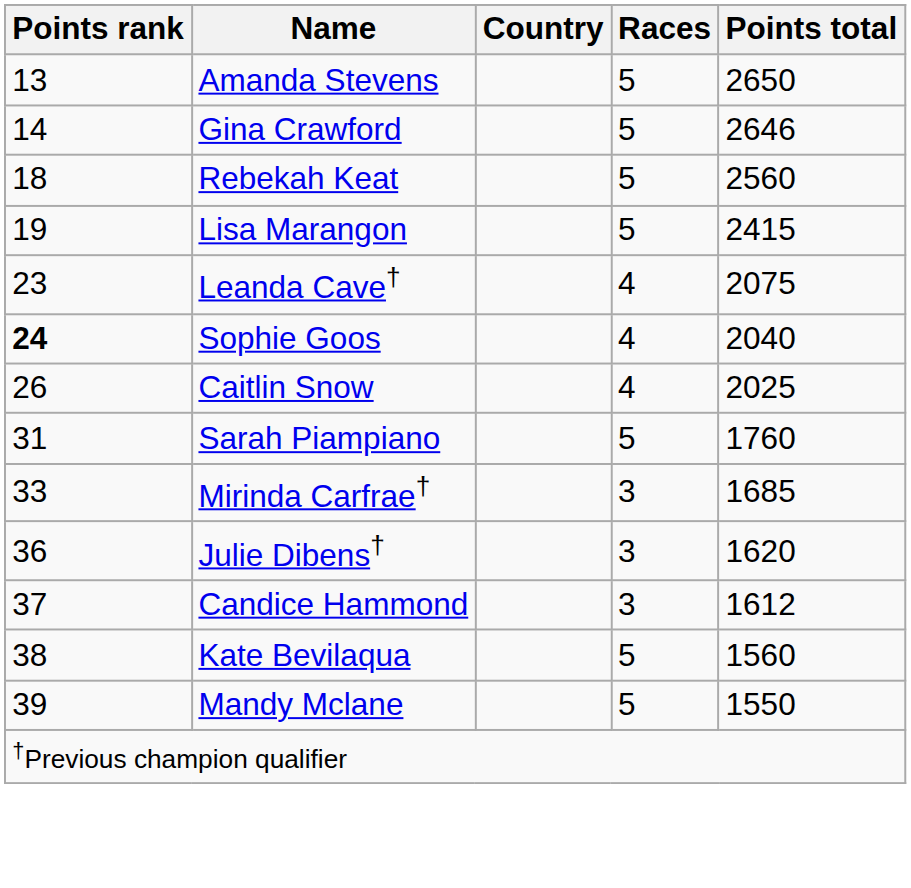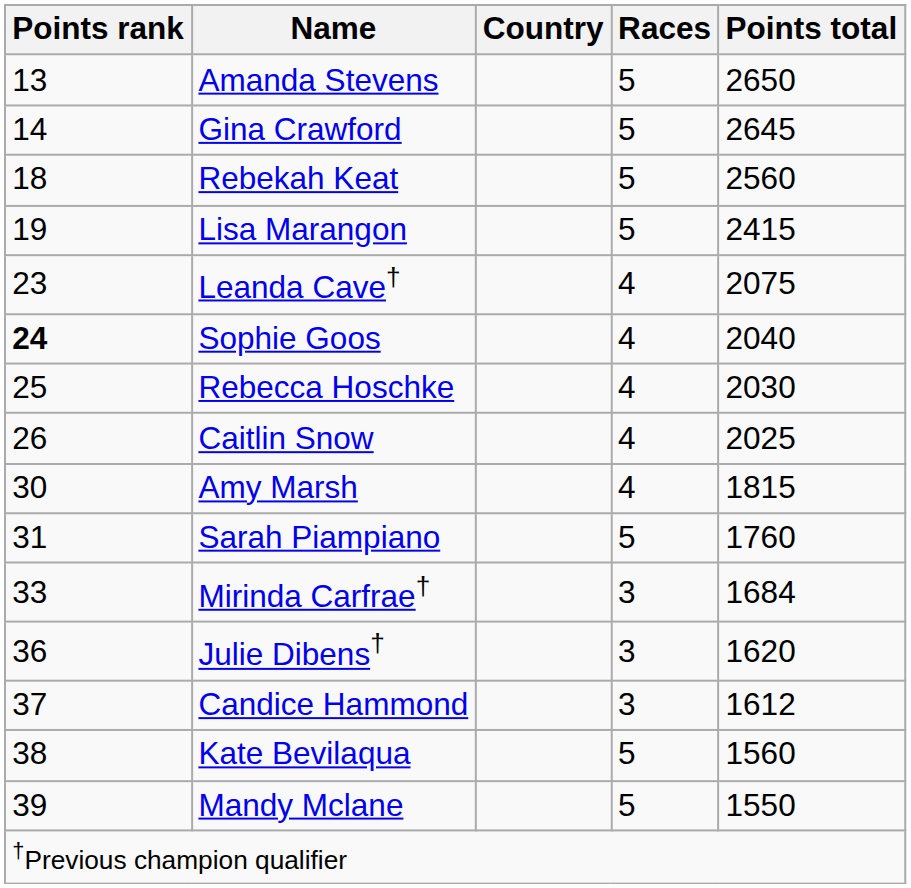(761, 129) 2646 -> (761, 129) 2645
+ row: (326, 387)
+ row: (278, 487)
(761, 492) 1685 -> (761, 592) 1684
